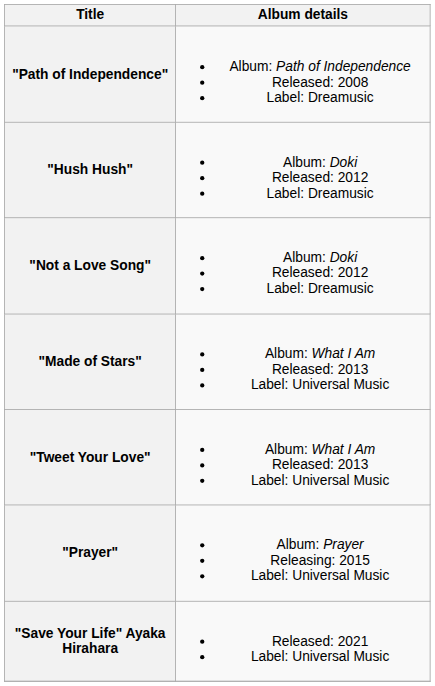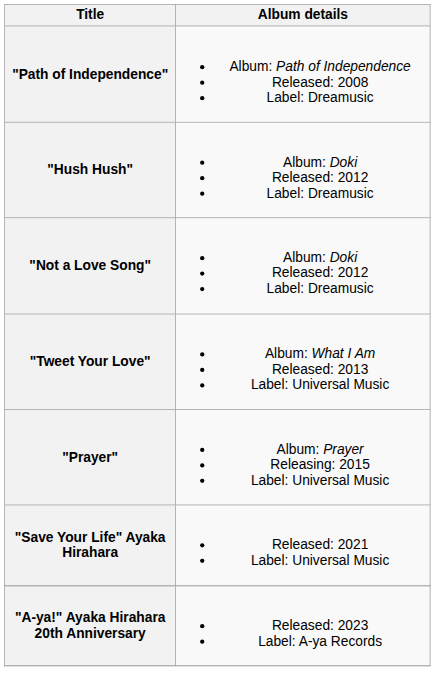- row: (90, 361)
+ row: (90, 625)
